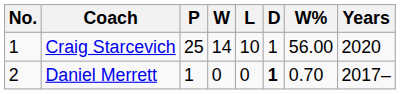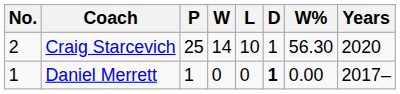(14, 46) 1 -> (14, 46) 2
(311, 46) 56.00 -> (311, 46) 56.30
(14, 74) 2 -> (14, 74) 1
(306, 74) 0.70 -> (306, 74) 0.00
